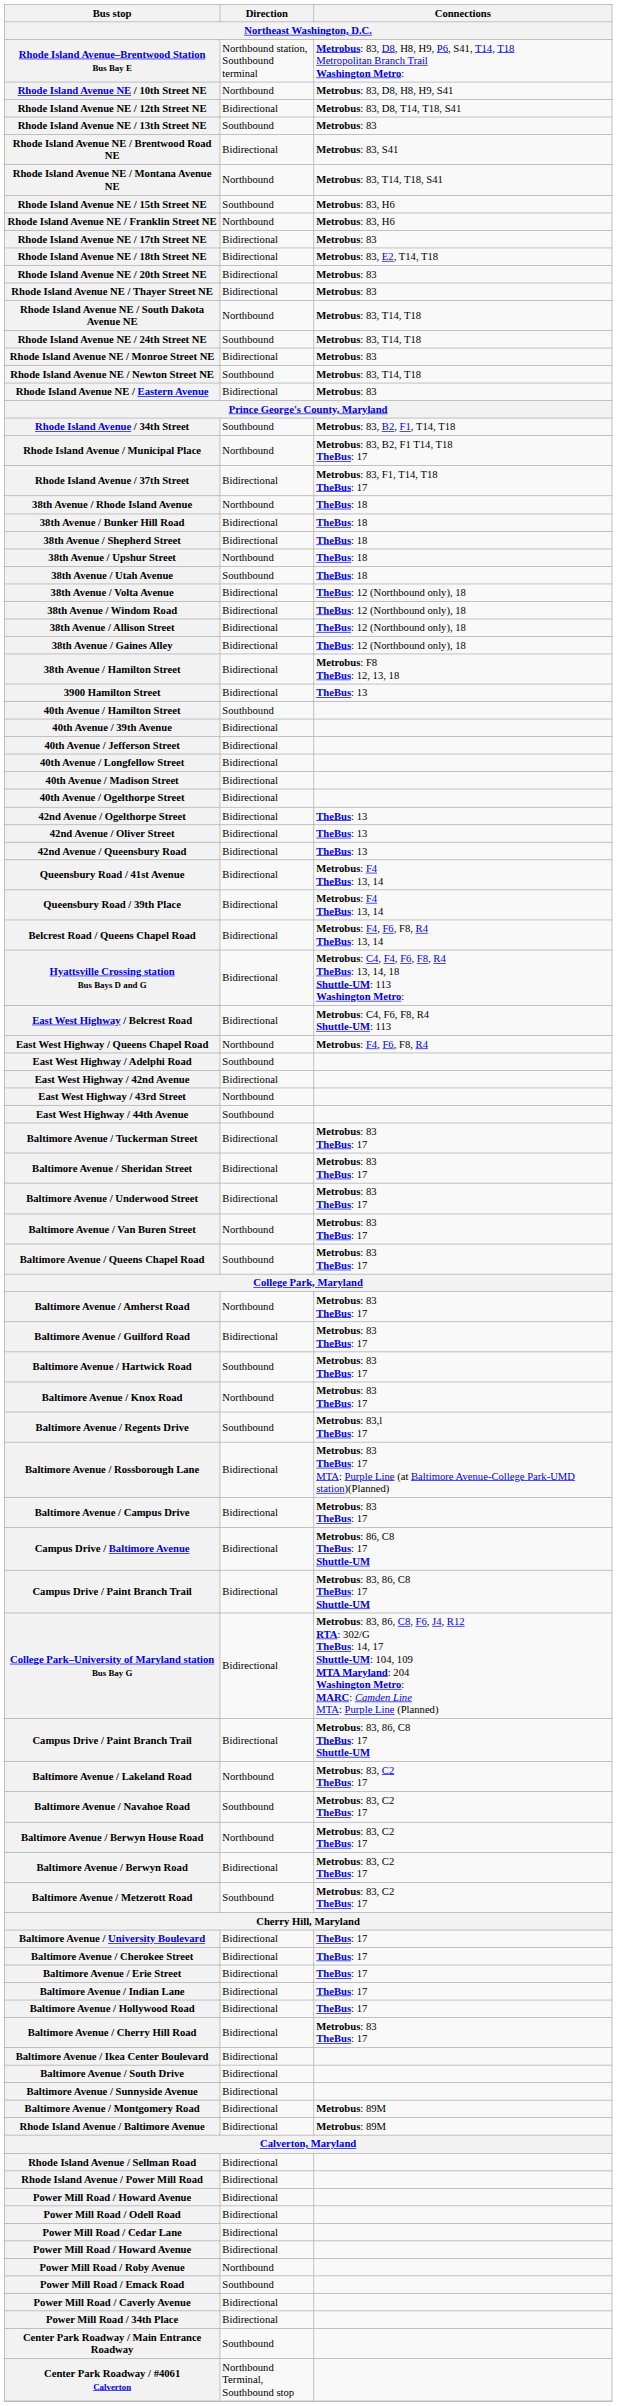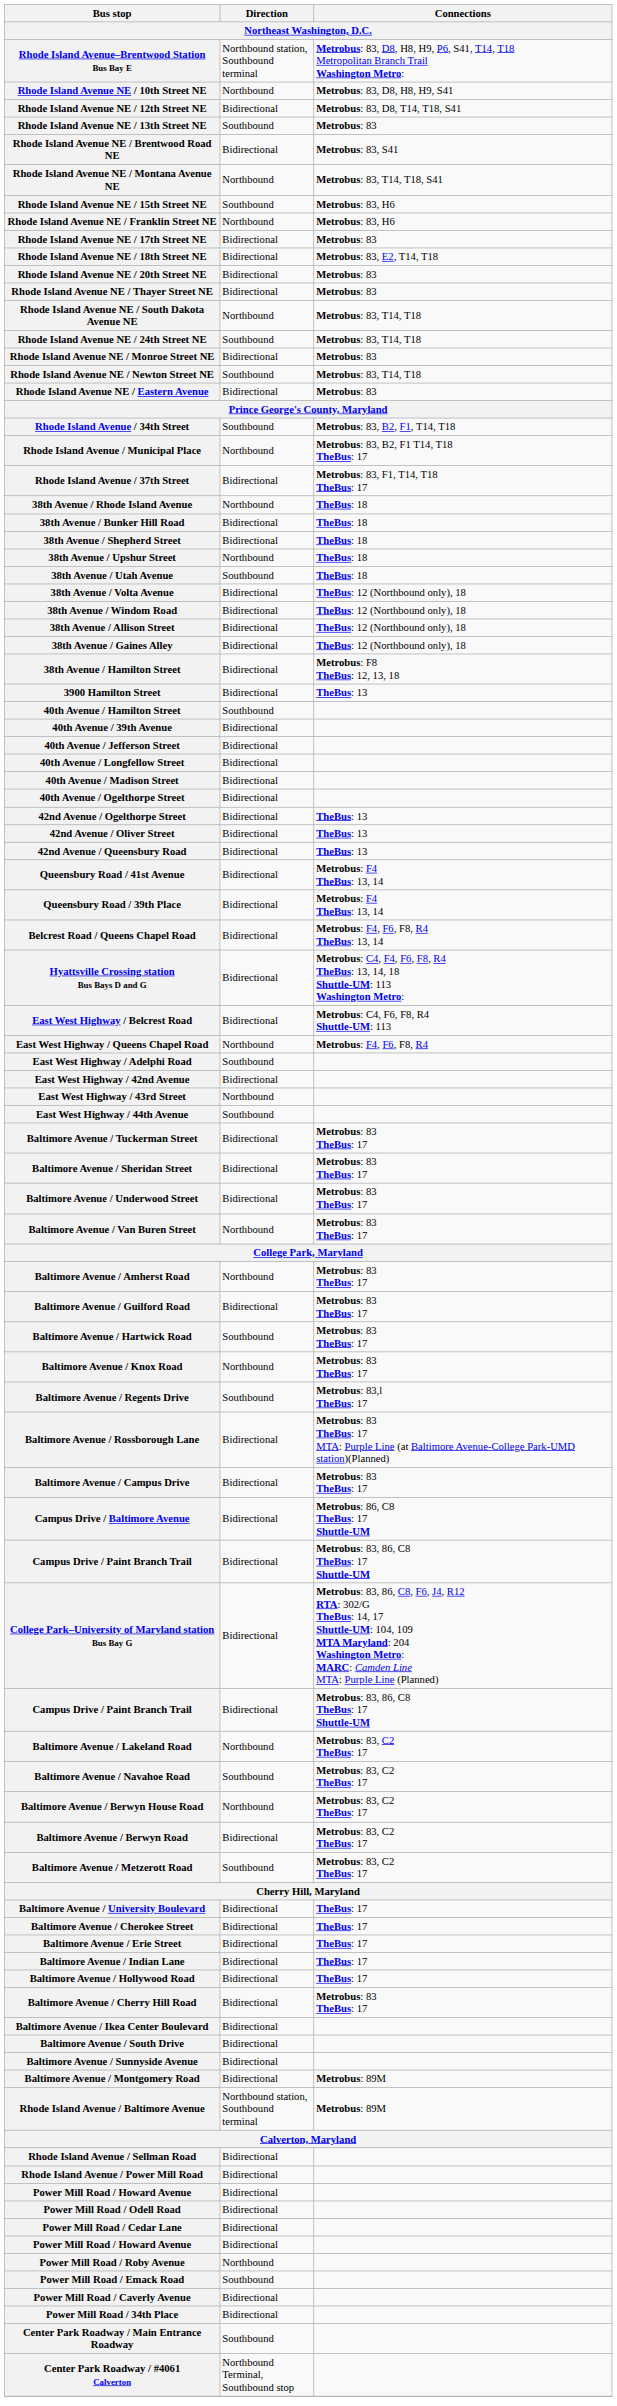- row: (112, 1259)
(250, 2127) Bidirectional -> (265, 2109) Northbound station, Southbound terminal
